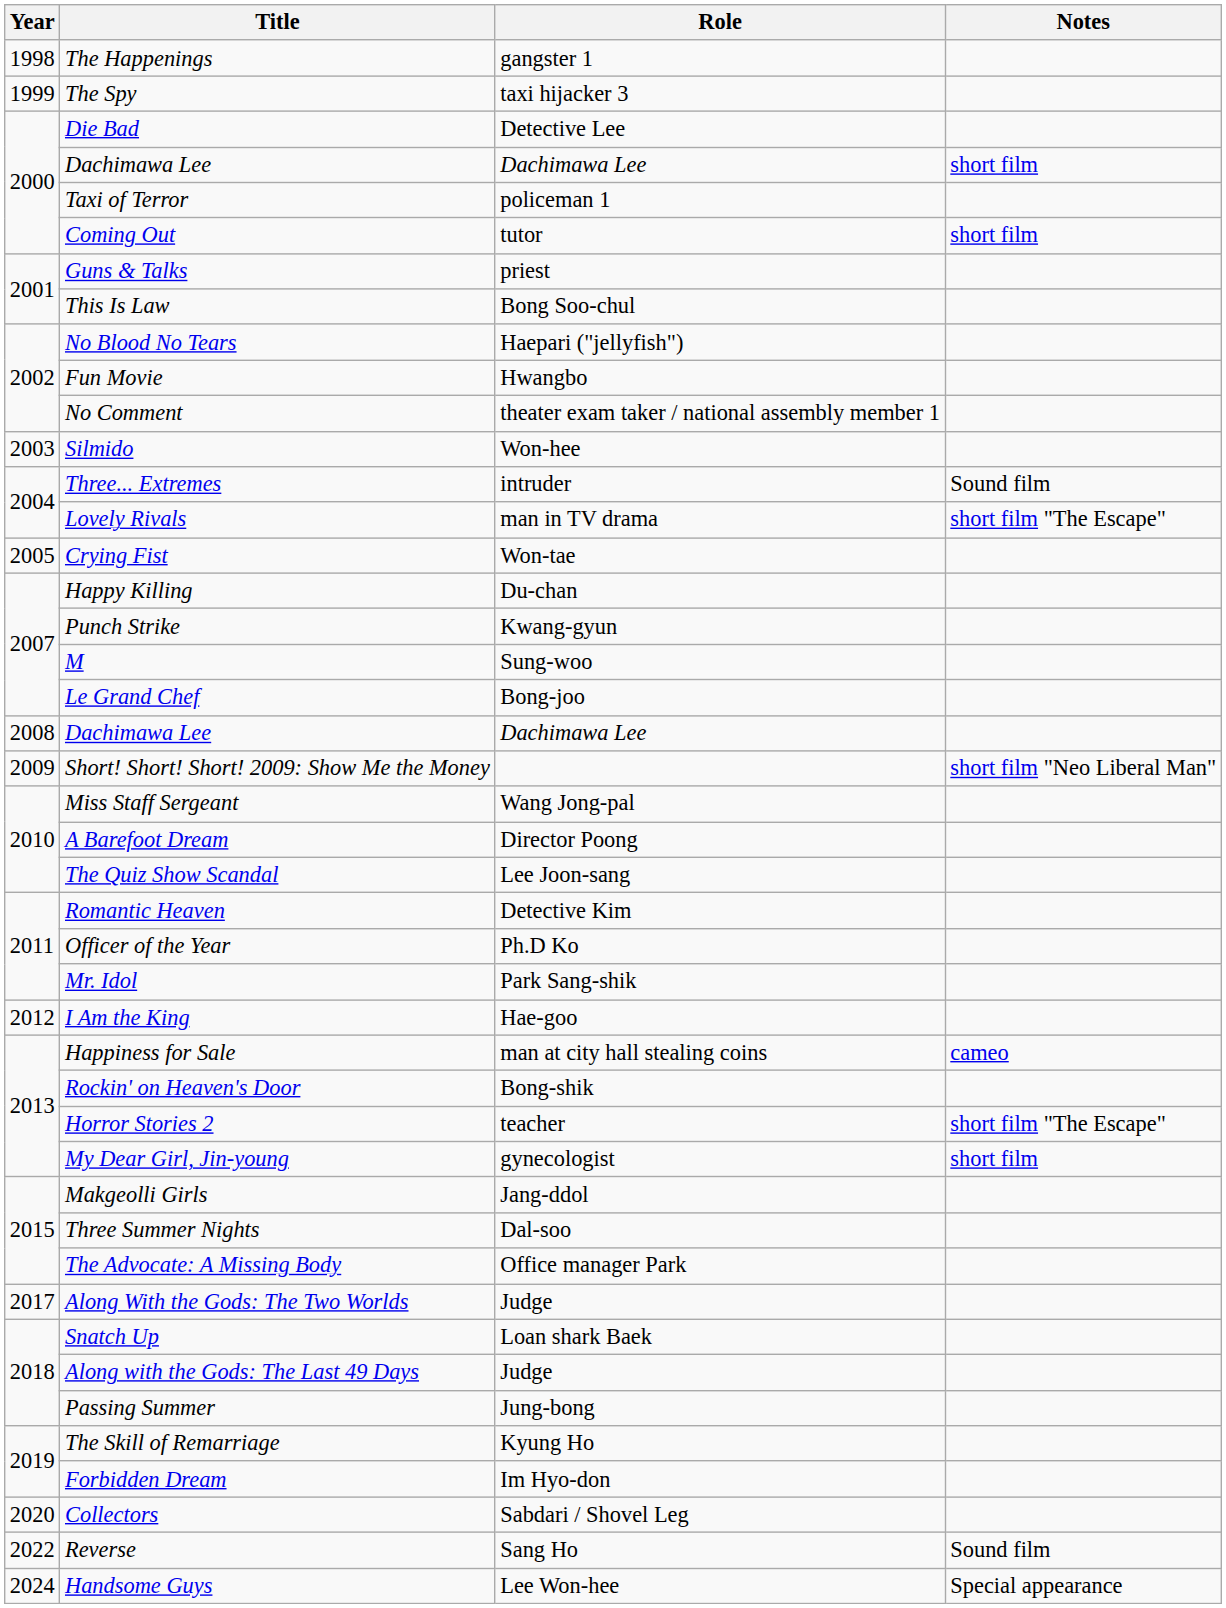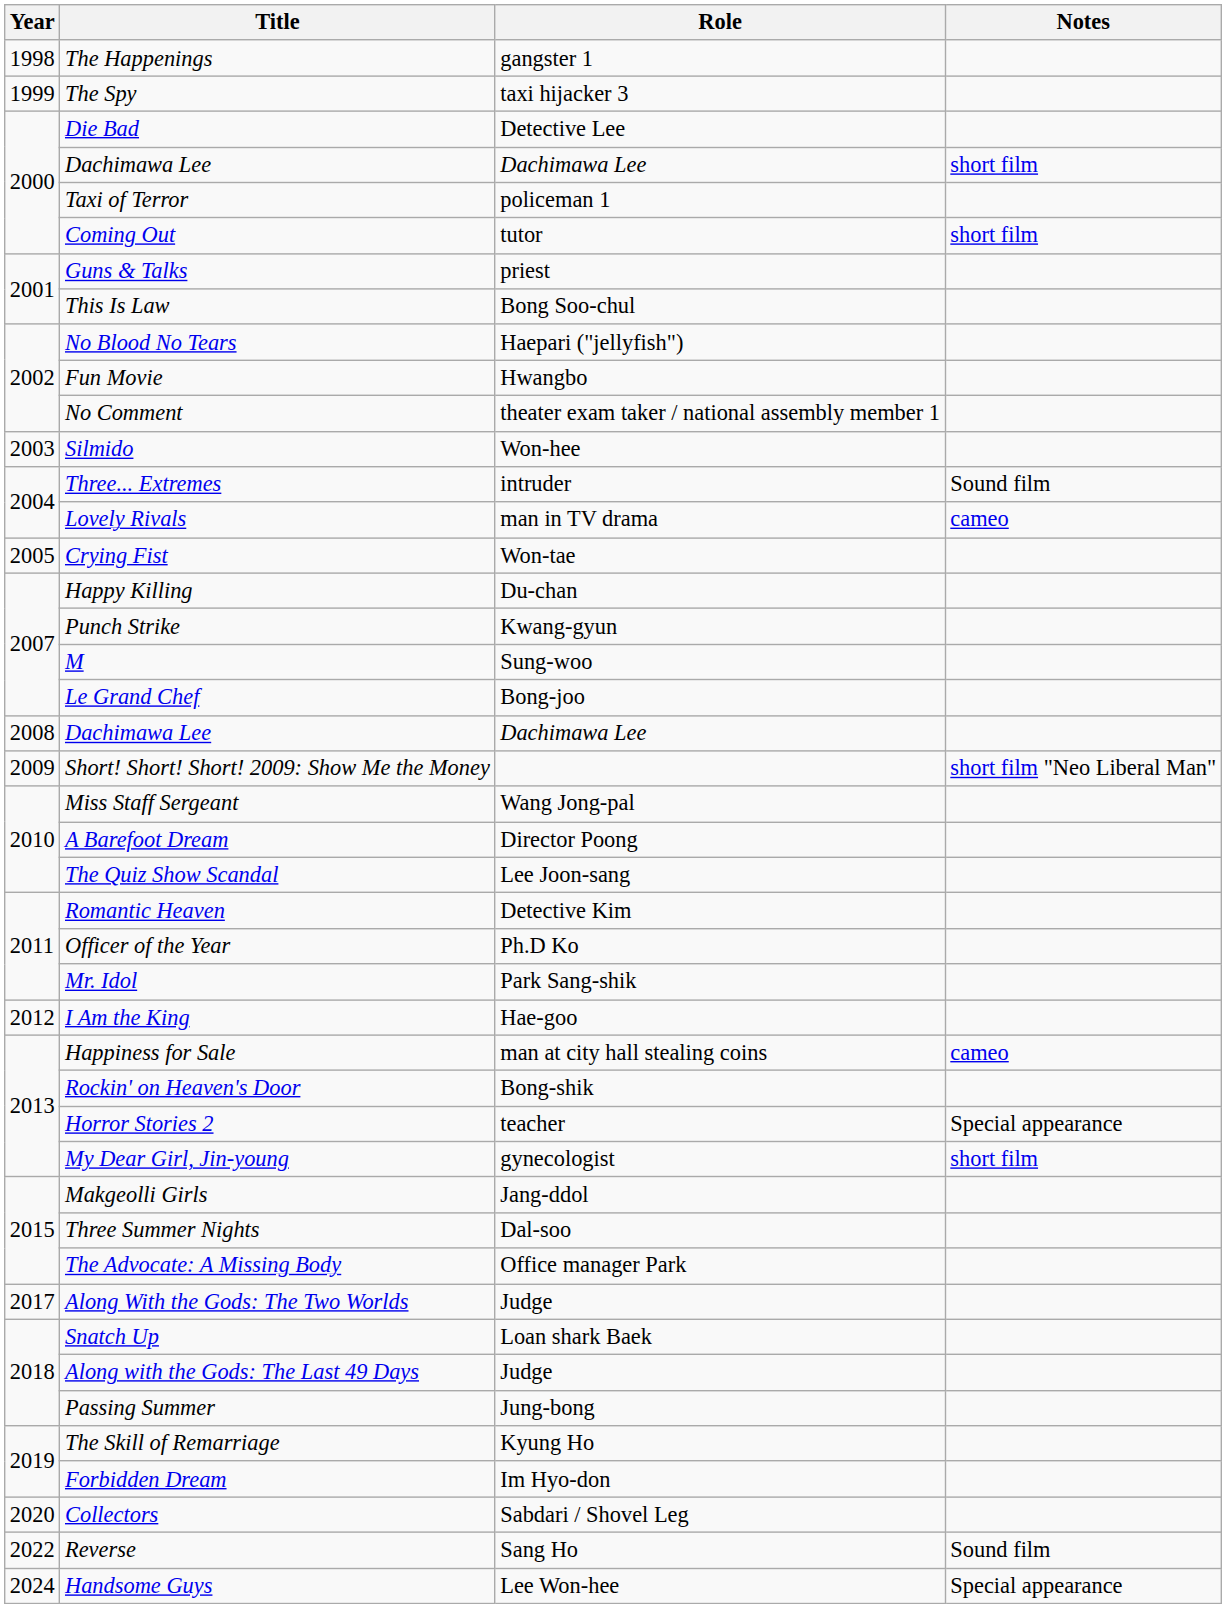(1058, 519) short film "The Escape" -> (980, 519) cameo
(1058, 1123) short film "The Escape" -> (1036, 1123) Special appearance
